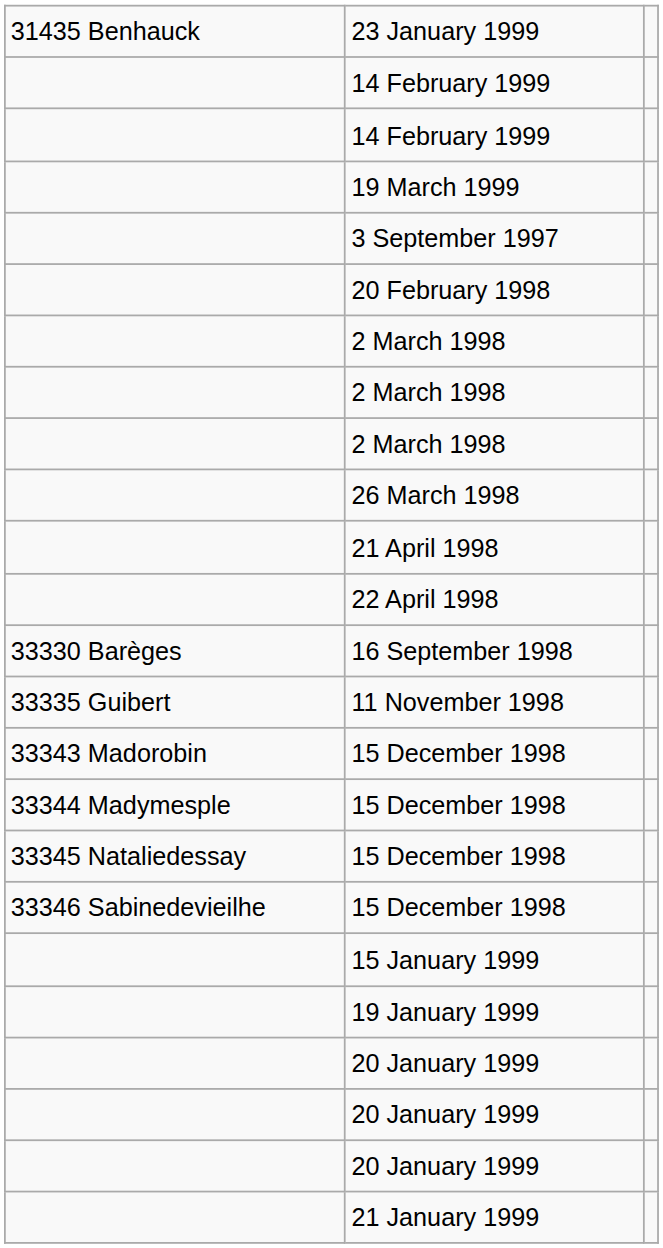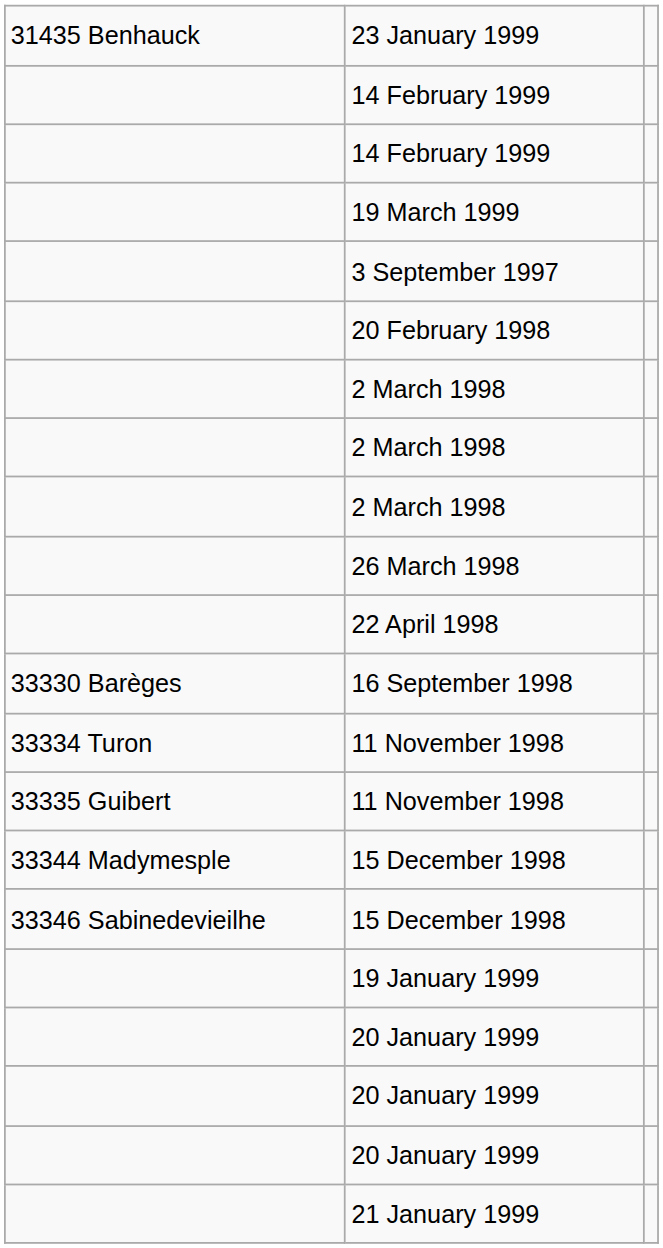- row: (175, 547)
+ row: (82, 742)
- row: (109, 754)
- row: (128, 857)
- row: (175, 960)
